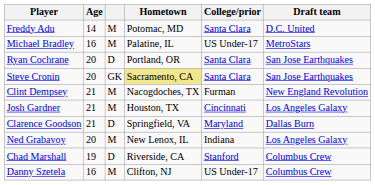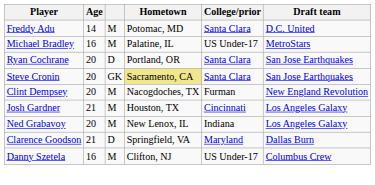(91, 92) 21 -> (91, 92) 20
rows swapped: (44, 124) <-> (36, 140)
- row: (36, 156)
